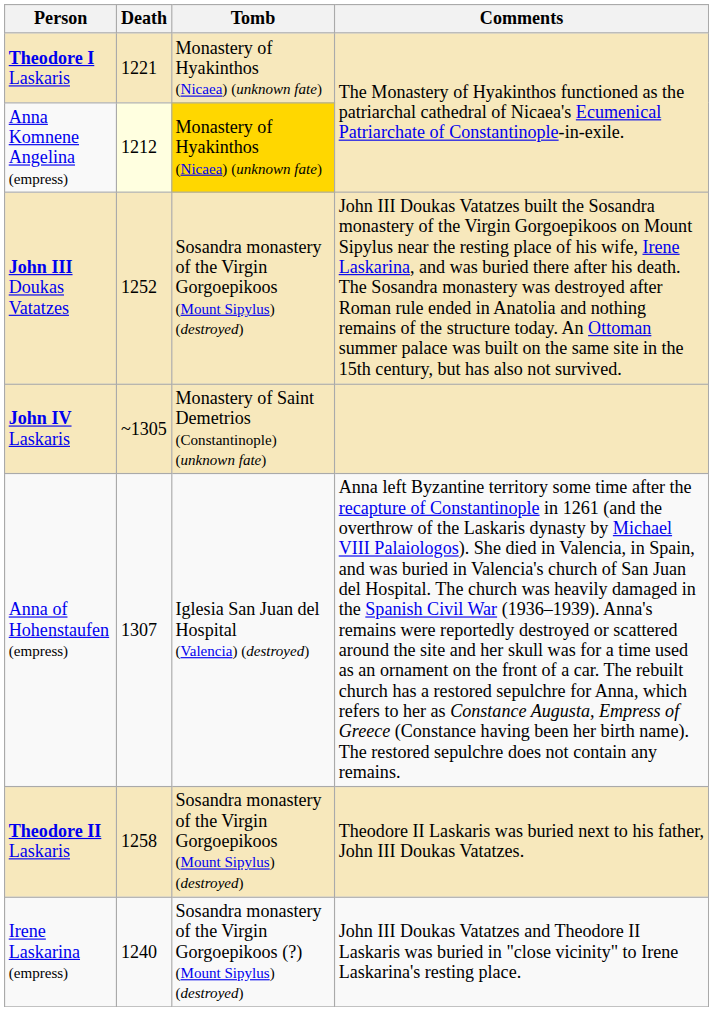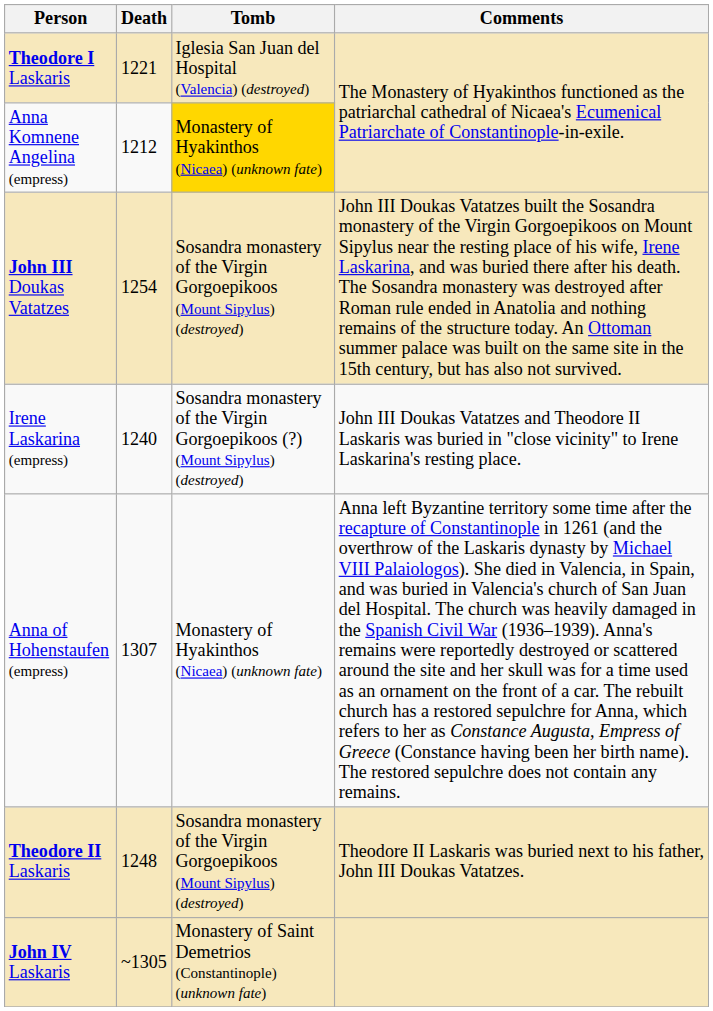(249, 67) Monastery of Hyakinthos (Nicaea) (unknown fate) -> (248, 67) Iglesia San Juan del Hospital (Valencia) (destroyed)
(139, 147) lightyellow background -> (139, 147) no background
(139, 287) 1252 -> (139, 287) 1254
rows swapped: (44, 951) <-> (40, 428)
(248, 630) Iglesia San Juan del Hospital (Valencia) (destroyed) -> (249, 650) Monastery of Hyakinthos (Nicaea) (unknown fate)
(139, 841) 1258 -> (139, 862) 1248
